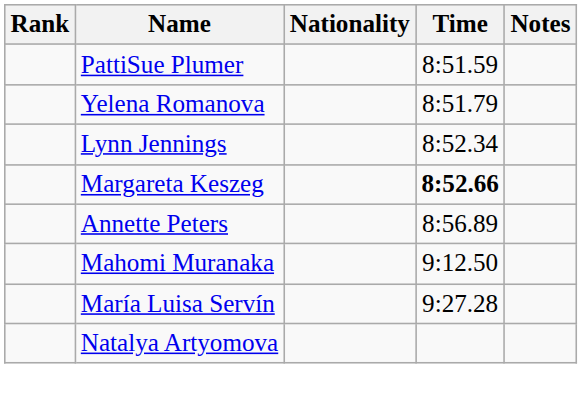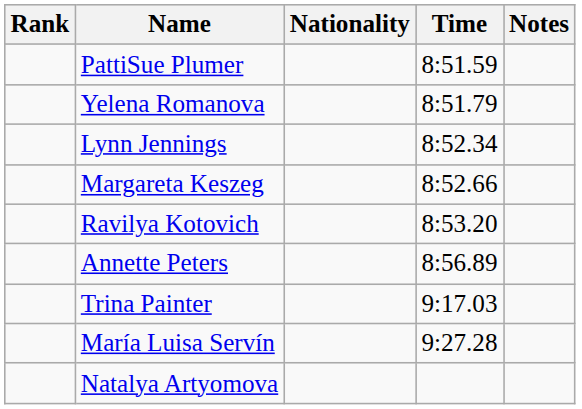(460, 183) bold -> (459, 183) normal
+ row: (170, 223)
- row: (177, 263)
+ row: (146, 303)
